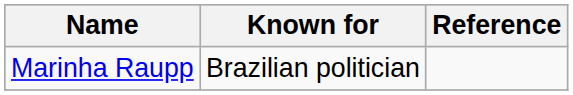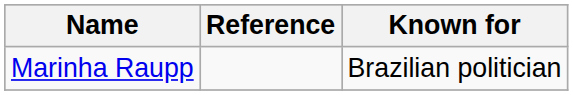columns swapped: (313, 25) <-> (497, 25)
